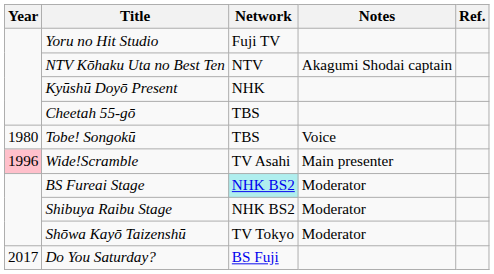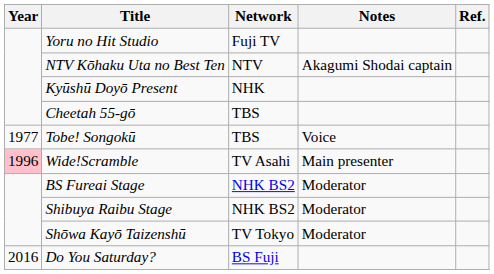(23, 137) 1980 -> (23, 137) 1977
(263, 185) paleturquoise background -> (263, 185) no background
(23, 257) 2017 -> (23, 257) 2016
